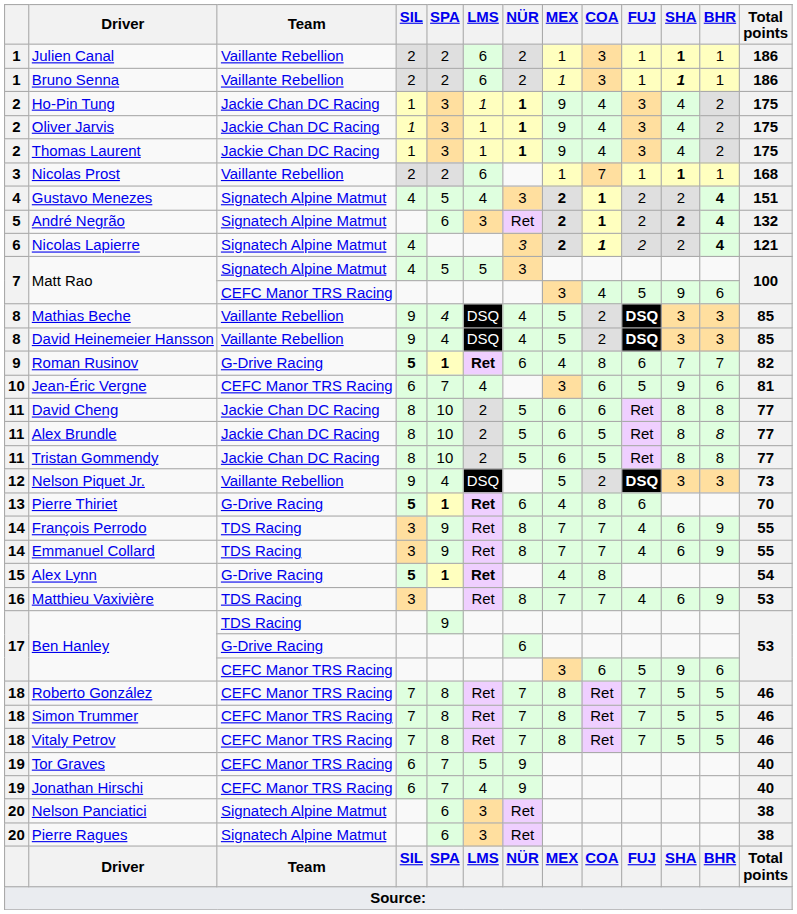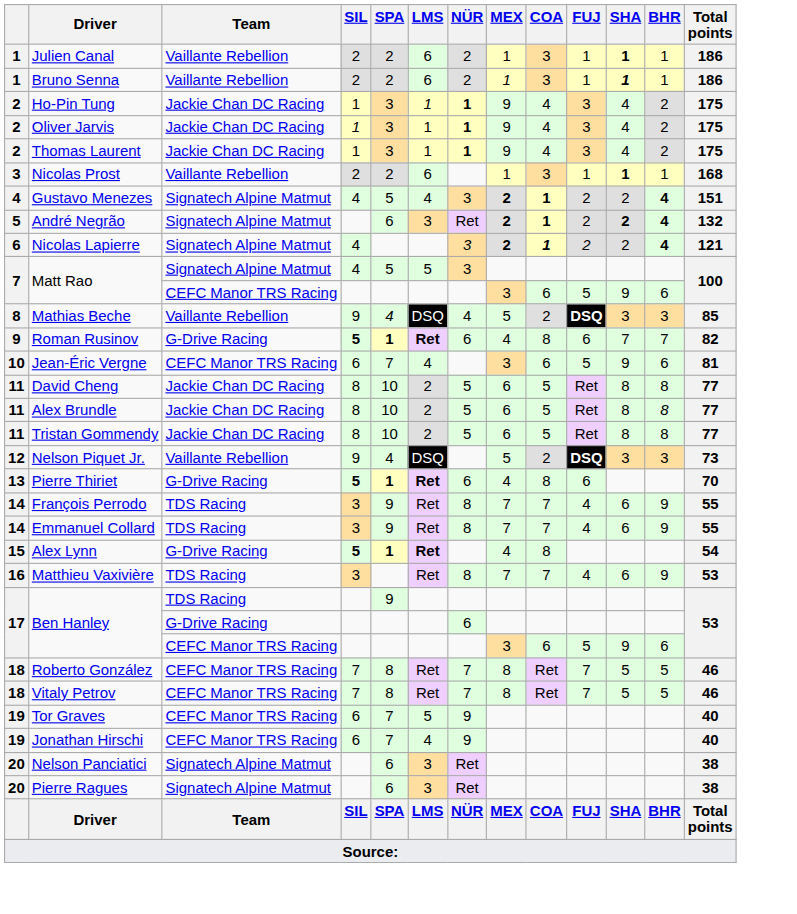(602, 174) 7 -> (546, 174) 3
(602, 292) 4 -> (546, 292) 6
- row: (123, 339)
(602, 410) 6 -> (546, 386) 5
- row: (85, 716)
